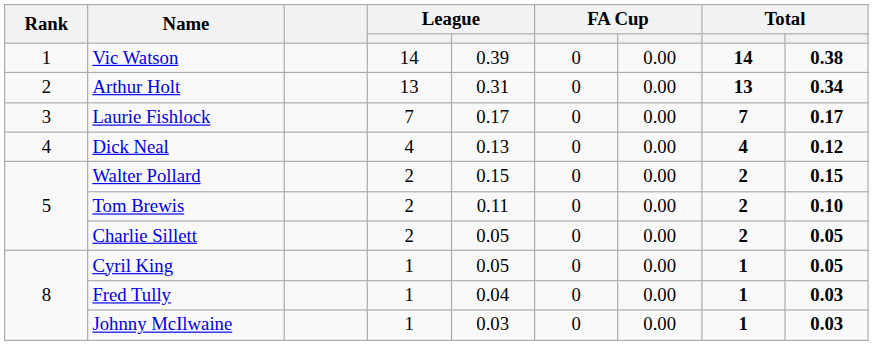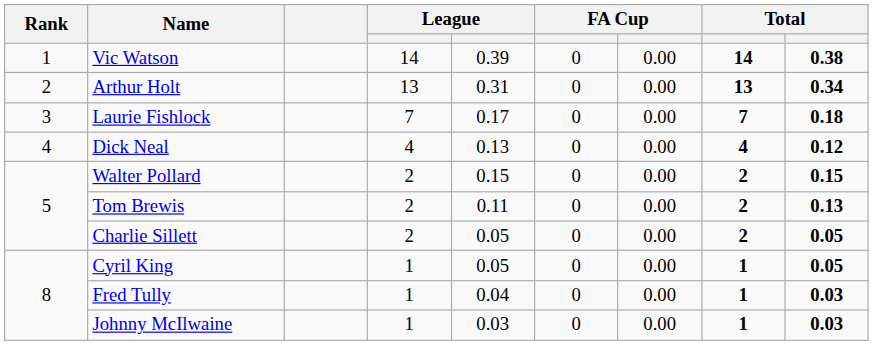(827, 117) 0.17 -> (827, 117) 0.18
(827, 206) 0.10 -> (827, 206) 0.13
